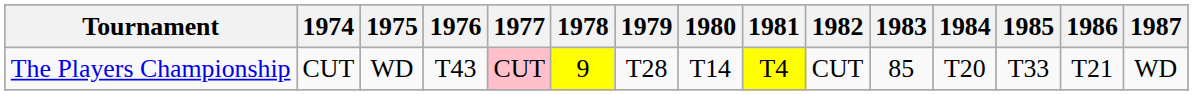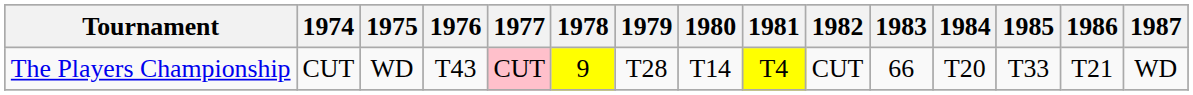(901, 68) 85 -> (901, 68) 66
